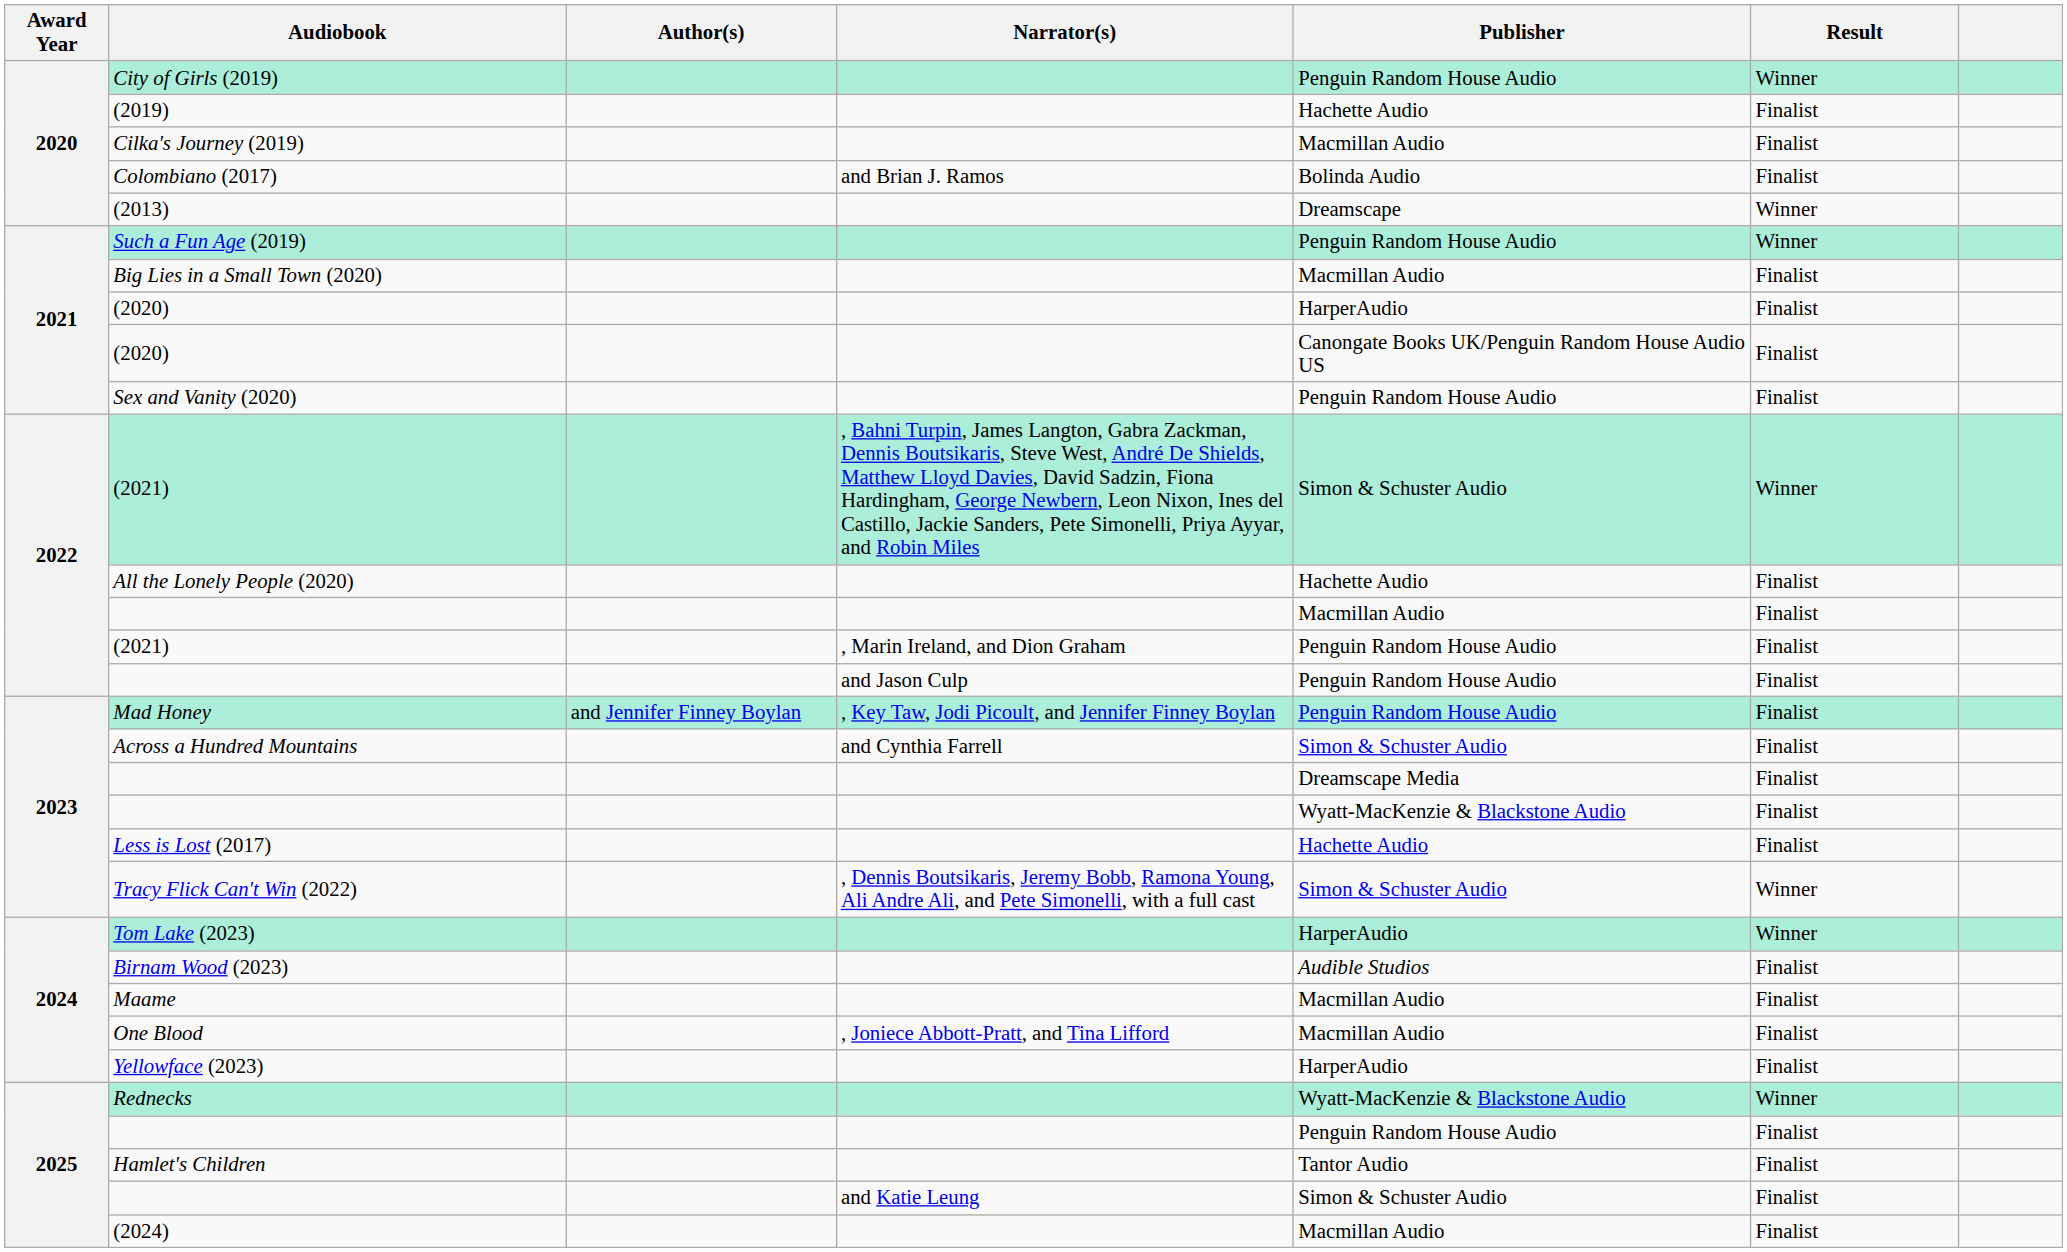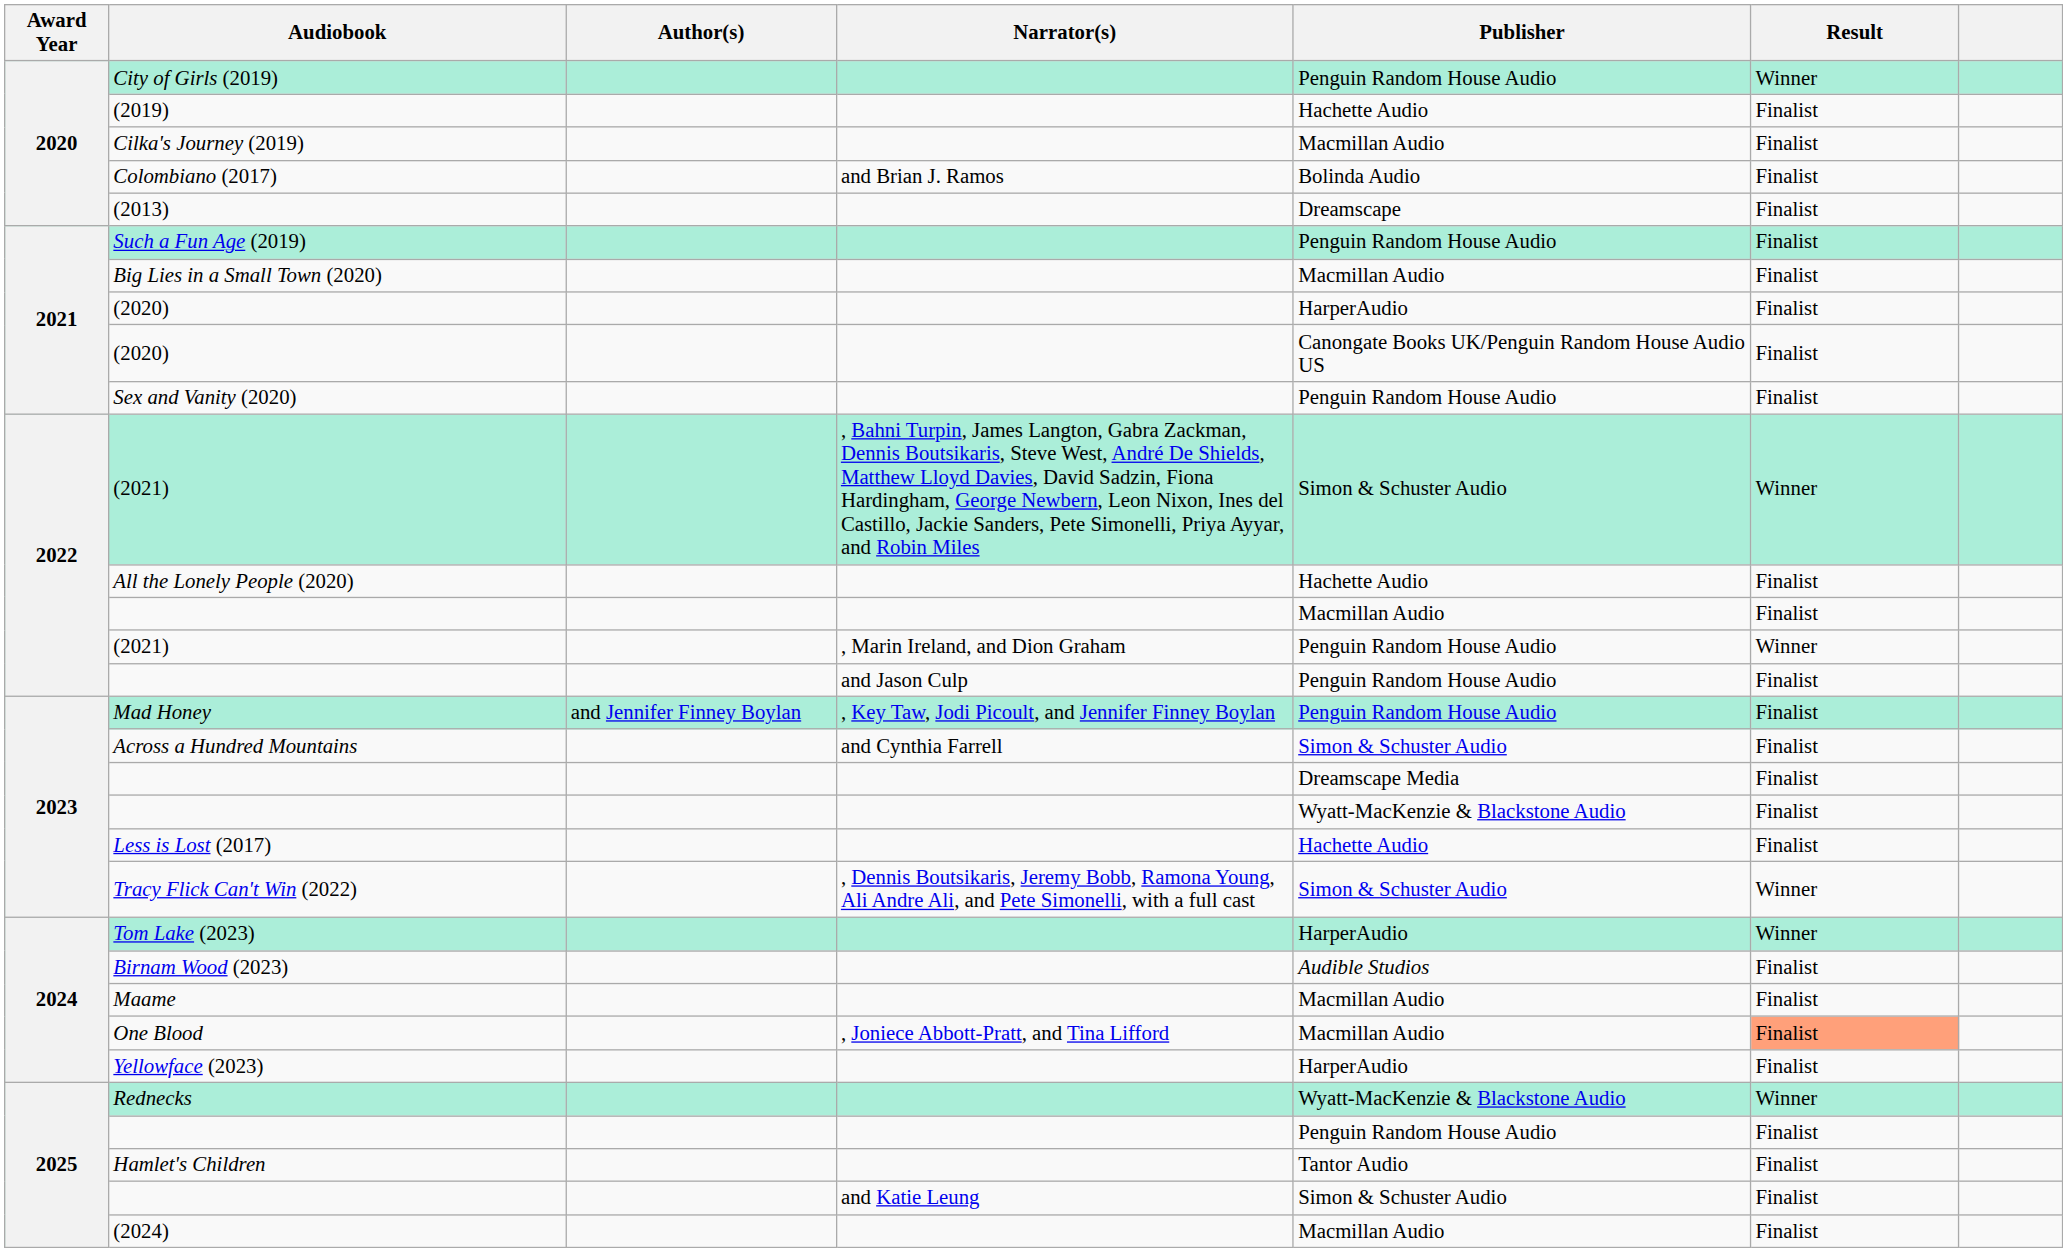(1786, 209) Winner -> (1787, 209) Finalist
(1786, 242) Winner -> (1787, 242) Finalist
(1787, 646) Finalist -> (1786, 646) Winner
(1787, 1032) no background -> (1787, 1032) lightsalmon background
